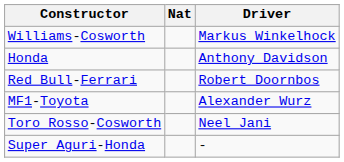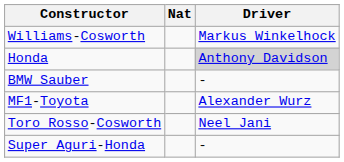(263, 59) no background -> (263, 59) lightgrey background
- row: (72, 81)
+ row: (48, 81)
